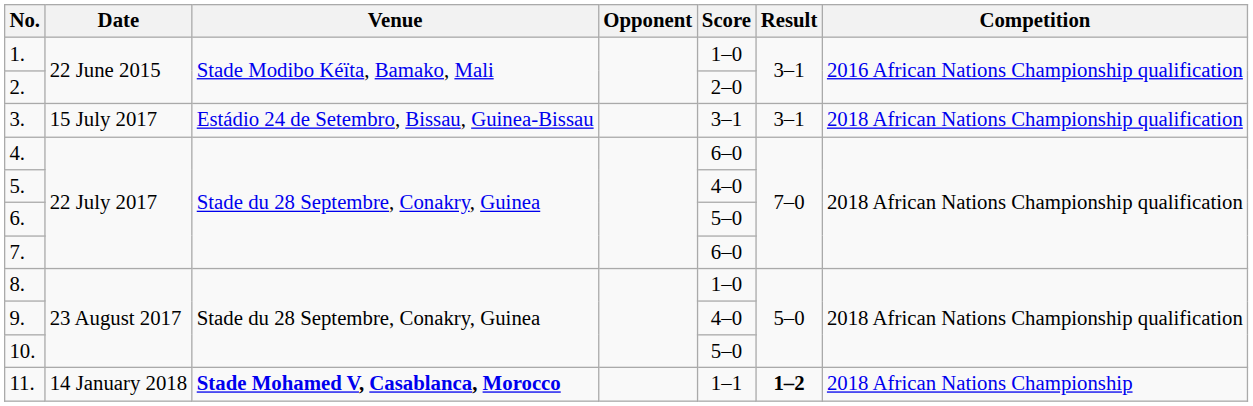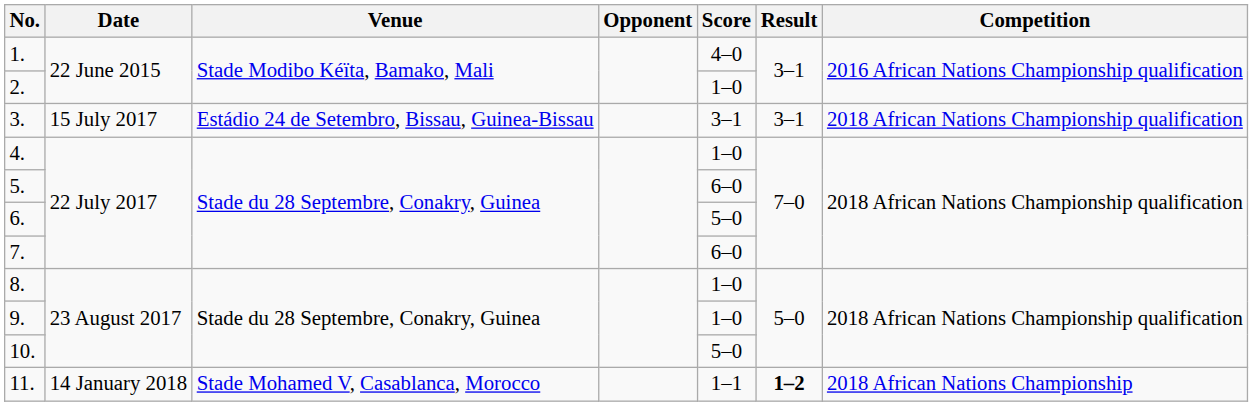(726, 53) 1–0 -> (726, 53) 4–0
(726, 86) 2–0 -> (726, 86) 1–0
(726, 152) 6–0 -> (726, 152) 1–0
(726, 185) 4–0 -> (726, 185) 6–0
(726, 317) 4–0 -> (726, 317) 1–0
(379, 383) bold -> (369, 383) normal
